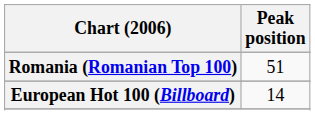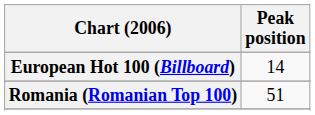rows swapped: (123, 94) <-> (123, 66)
